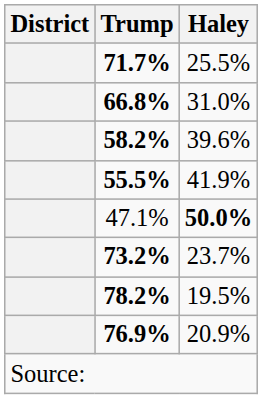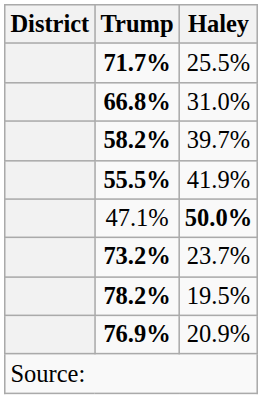(218, 140) 39.6% -> (218, 140) 39.7%
